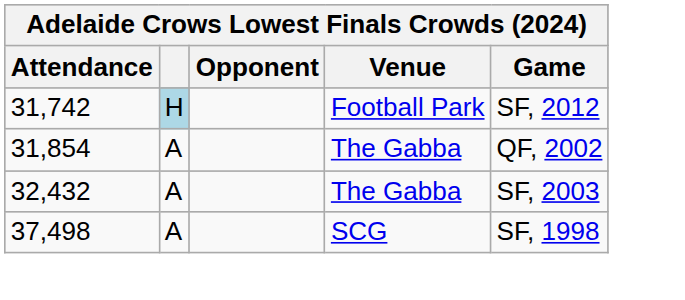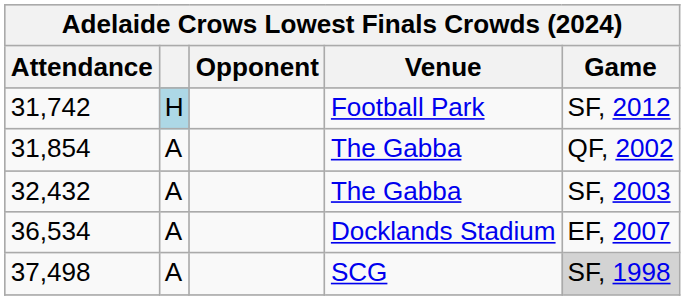+ row: (51, 231)
(548, 231) no background -> (619, 273) lightgrey background
